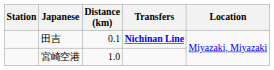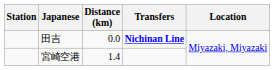(114, 39) 0.1 -> (114, 39) 0.0
(114, 56) 1.0 -> (114, 56) 1.4
